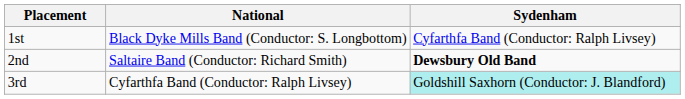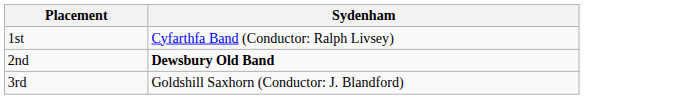- column: (258, 15)
(539, 82) paleturquoise background -> (278, 82) no background
